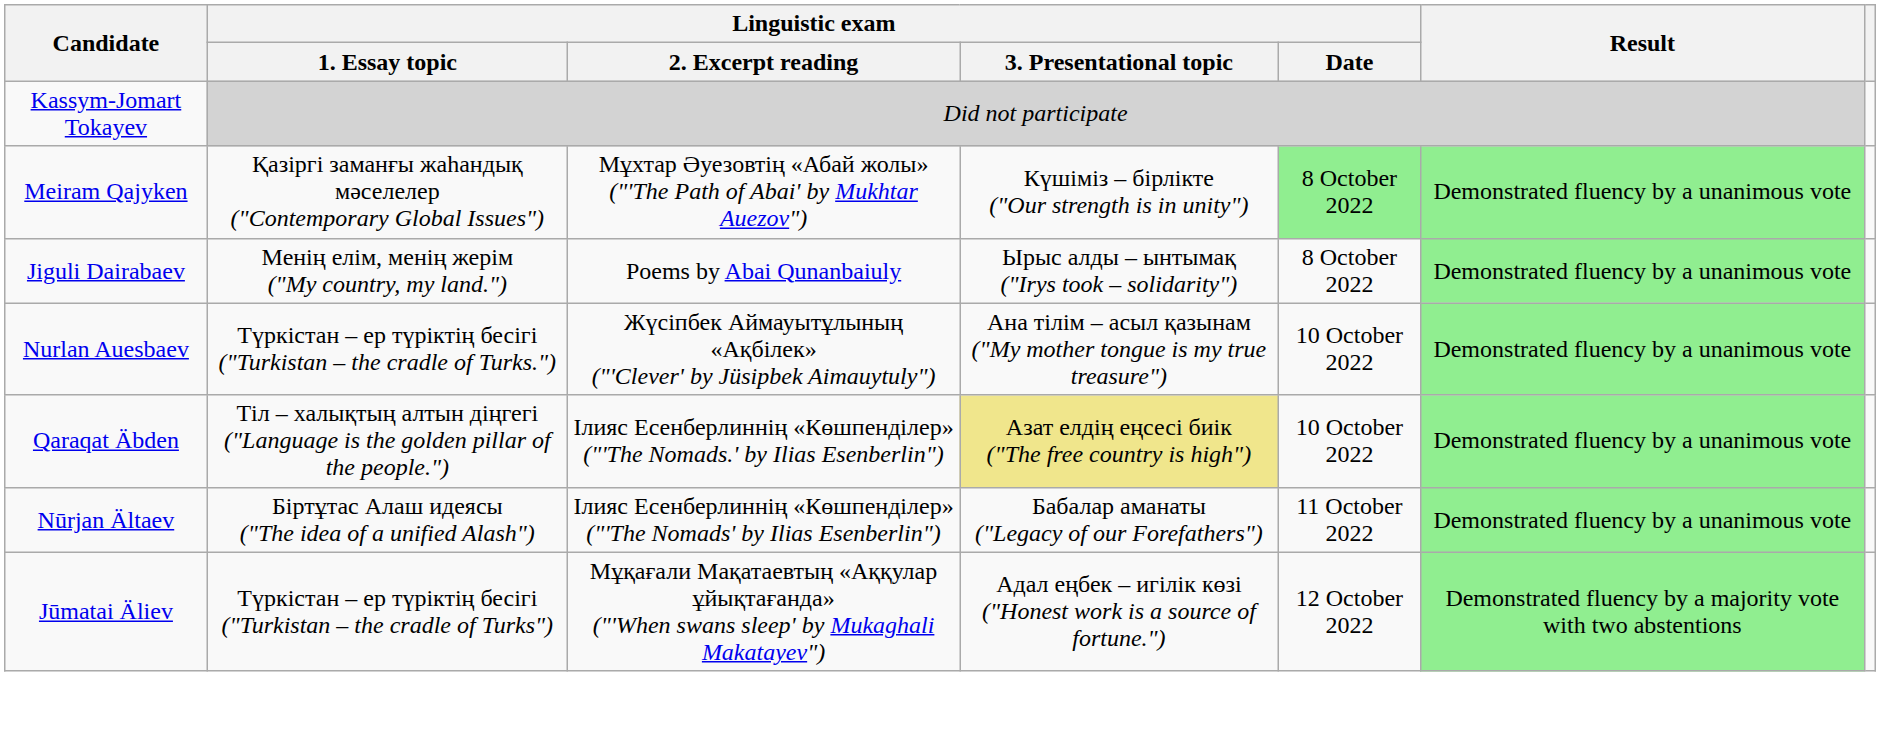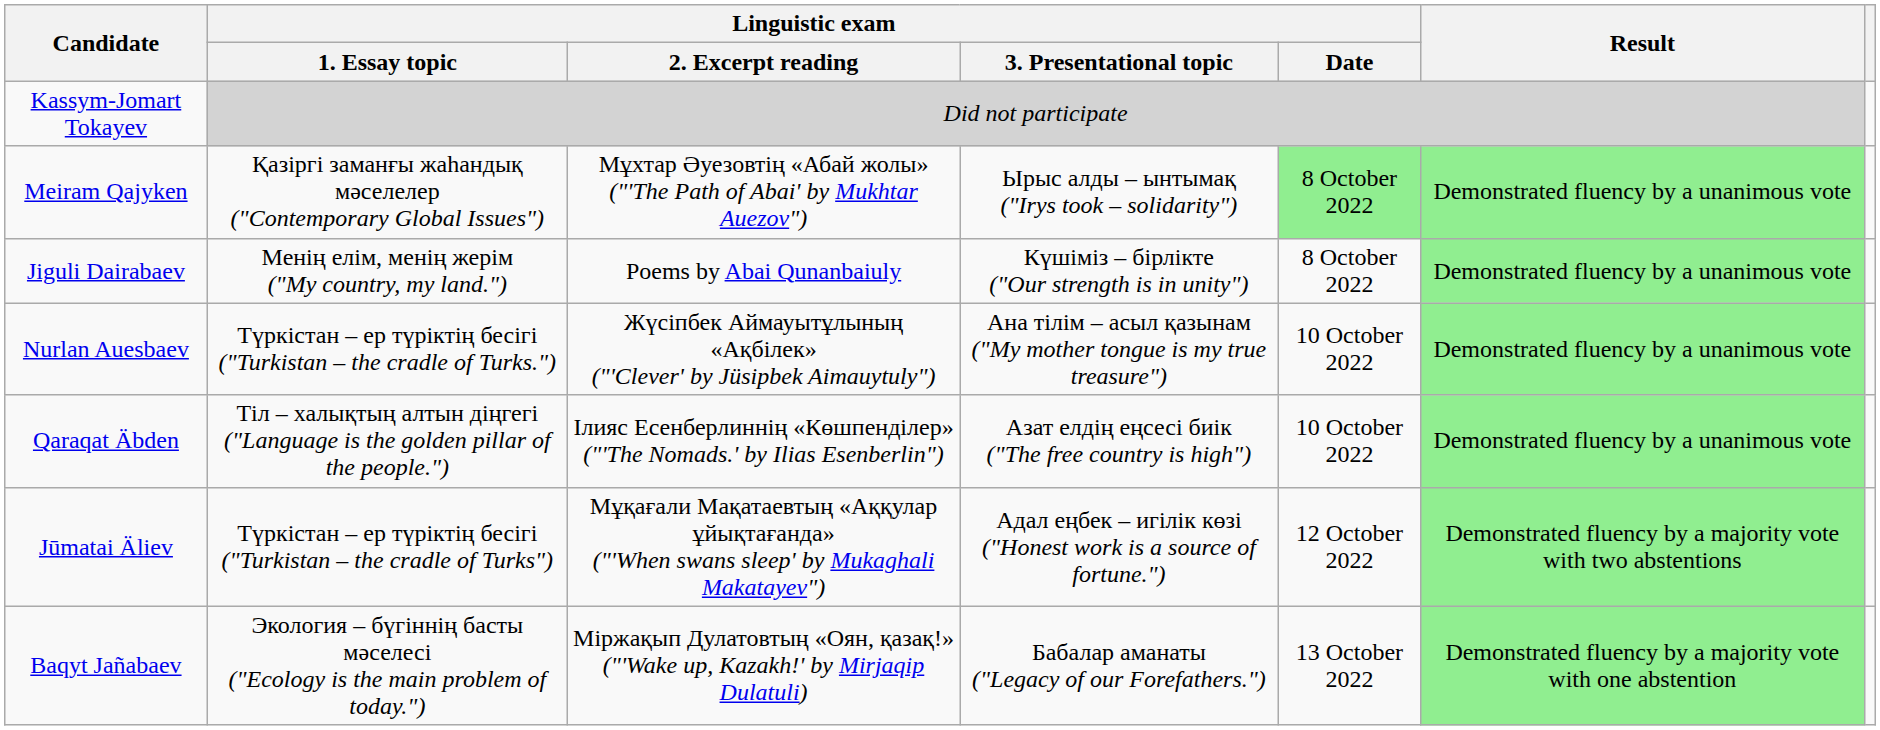(1119, 191) Күшіміз – бірлікте ("Our strength is in unity") -> (1119, 191) Ырыс алды – ынтымақ ("Irys took – solidarity")
(1119, 270) Ырыс алды – ынтымақ ("Irys took – solidarity") -> (1119, 270) Күшіміз – бірлікте ("Our strength is in unity")
(1119, 440) khaki background -> (1119, 440) no background
- row: (106, 519)
+ row: (106, 665)
